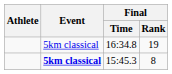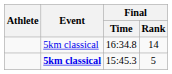(153, 45) 19 -> (153, 45) 14
(153, 61) 8 -> (153, 61) 5
